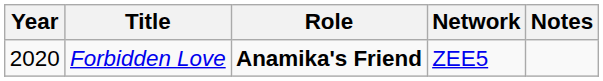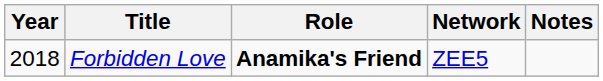(35, 57) 2020 -> (35, 57) 2018
